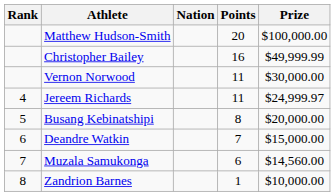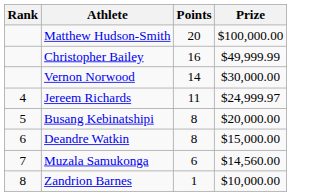- column: (196, 14)
(238, 77) 11 -> (194, 77) 14
(238, 139) 7 -> (194, 139) 8
